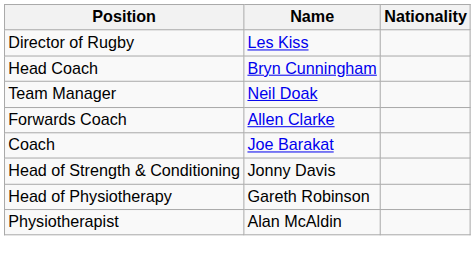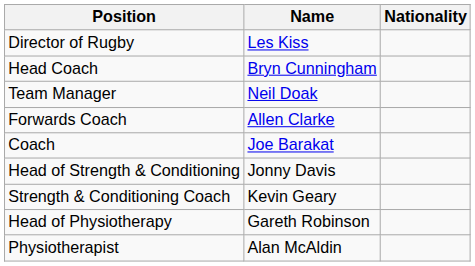+ row: (119, 196)
